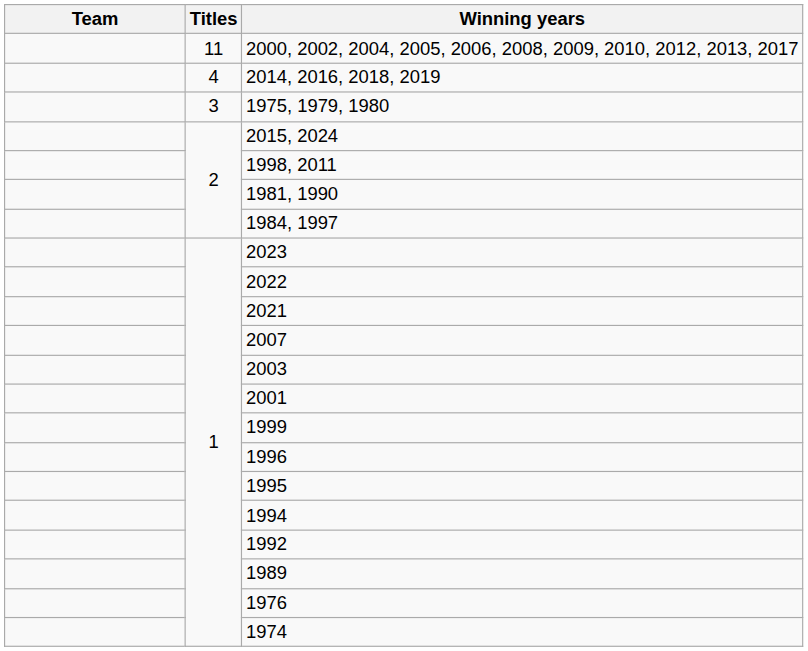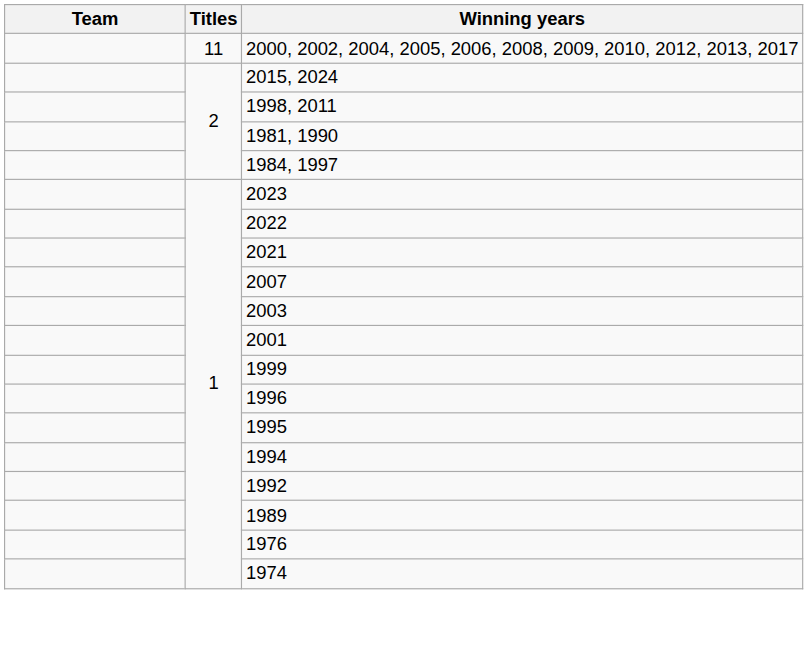- row: (343, 77)
- row: (318, 106)
